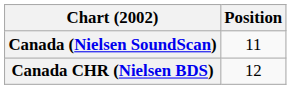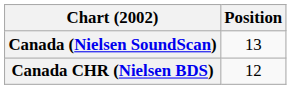(253, 44) 11 -> (253, 44) 13
